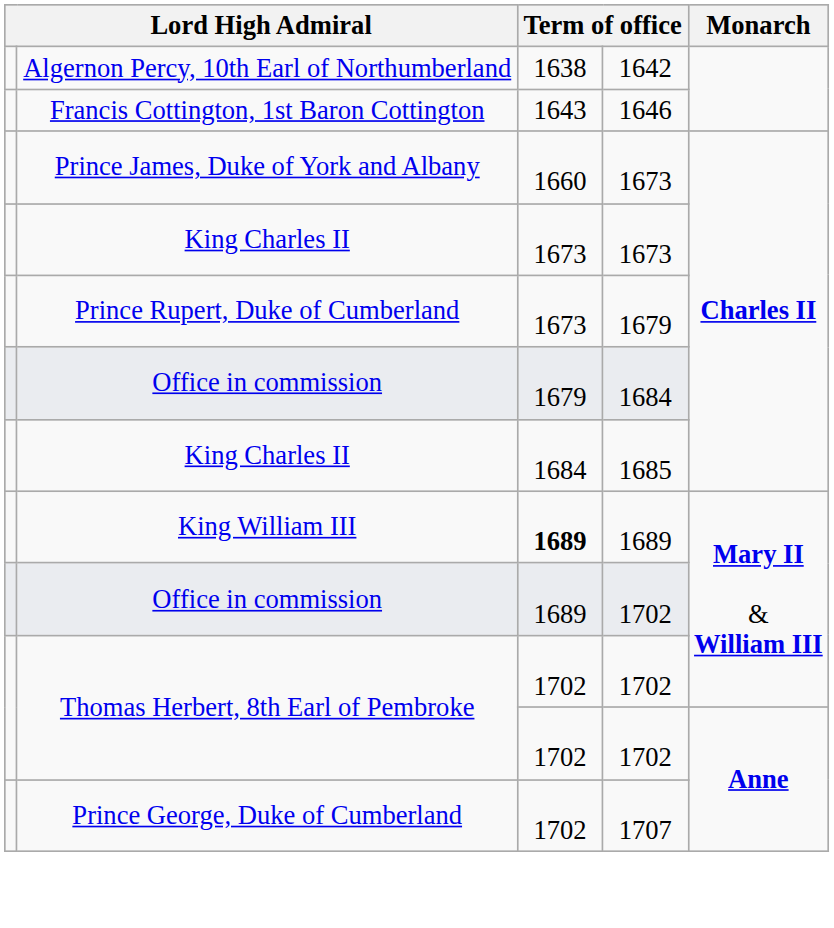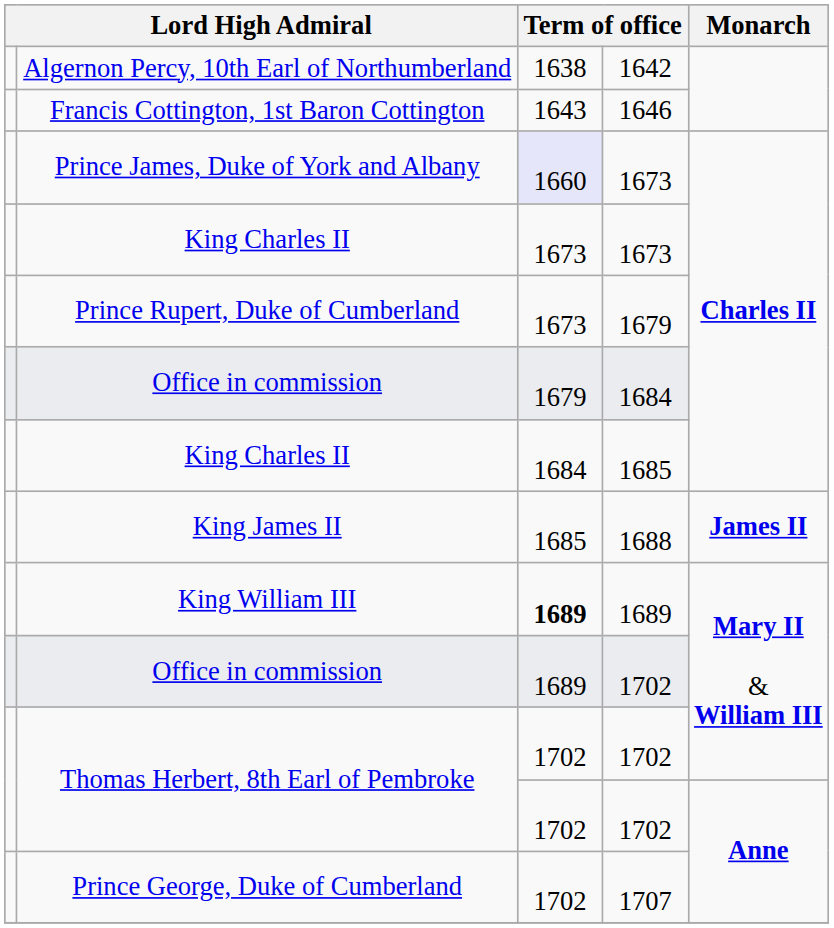(560, 181) no background -> (560, 181) lavender background
+ row: (267, 526)
